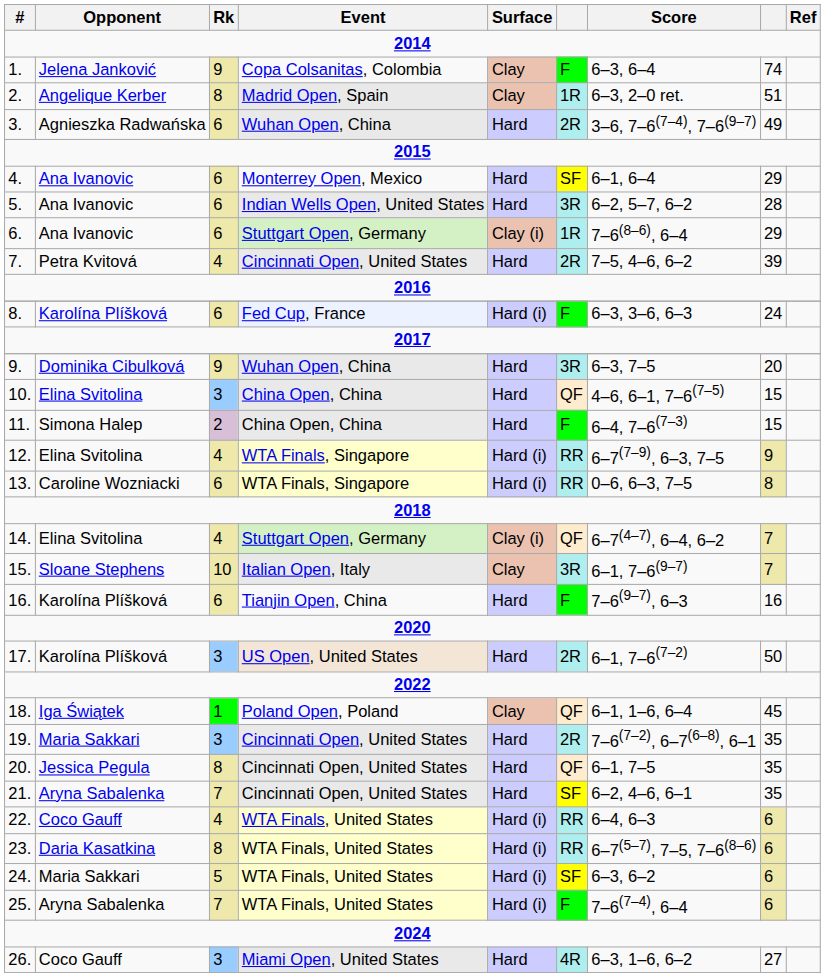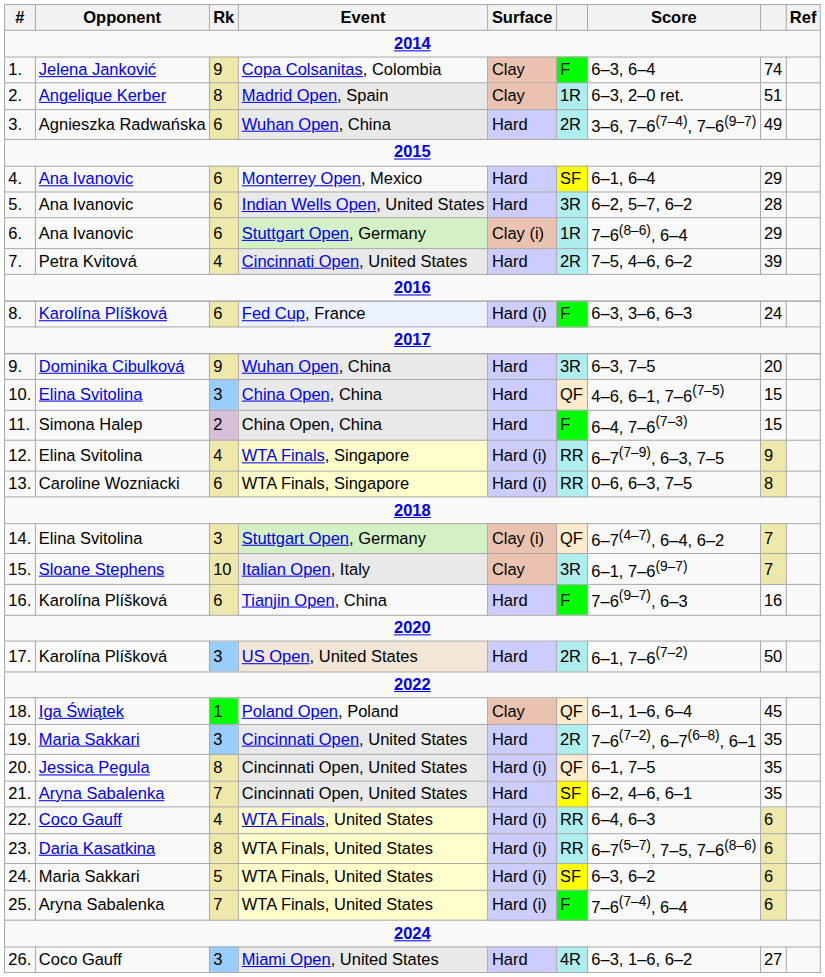(218, 538) 4 -> (218, 538) 3
(510, 767) Hard -> (519, 767) Hard (i)
